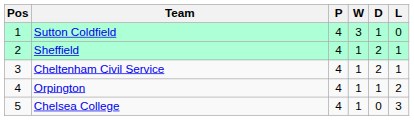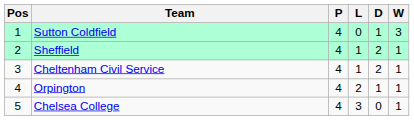columns swapped: (359, 13) <-> (398, 13)
